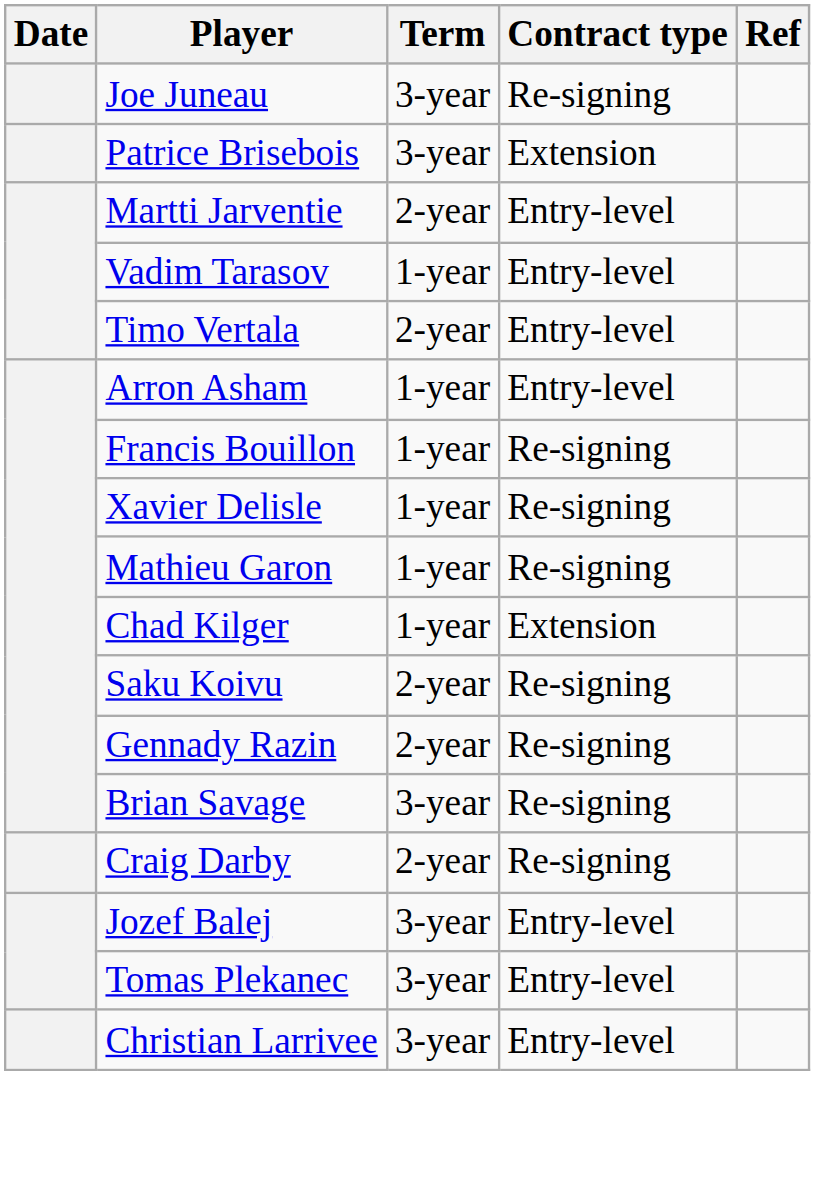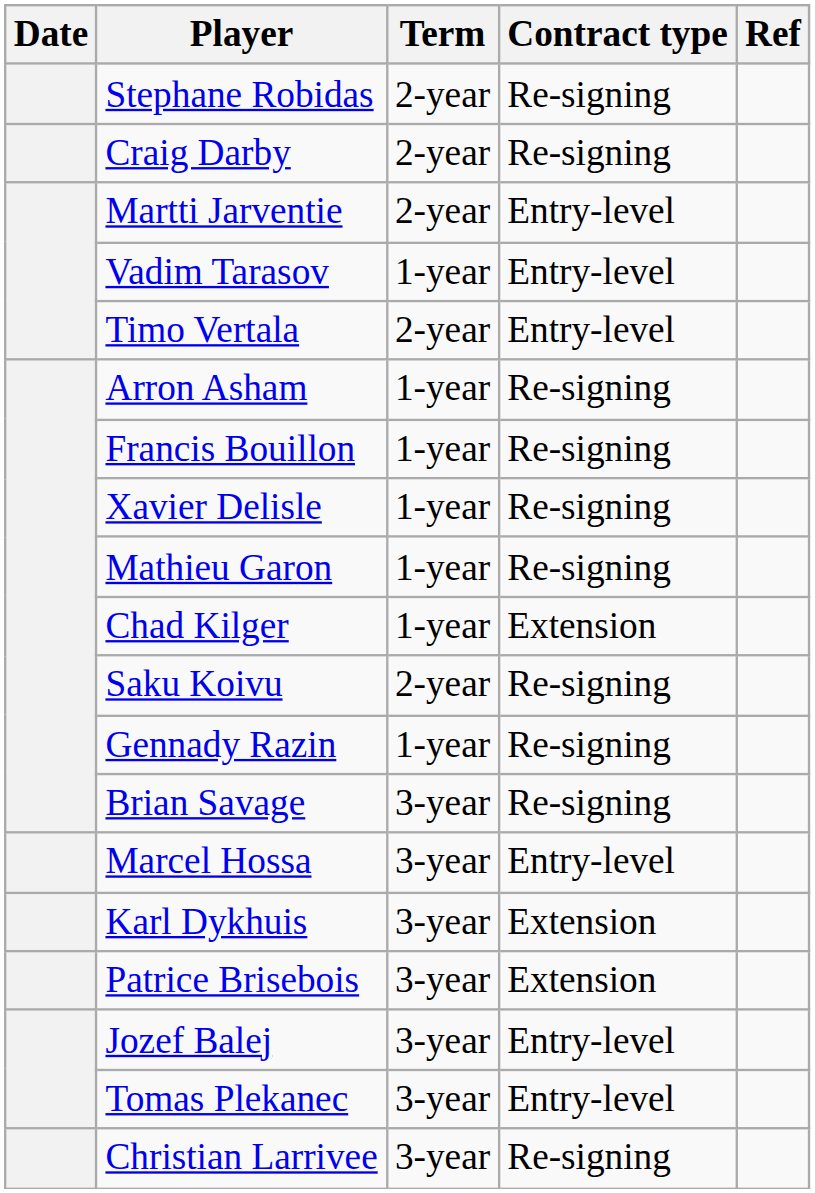- row: (187, 93)
+ row: (240, 93)
rows swapped: (198, 861) <-> (232, 152)
(591, 388) Entry-level -> (589, 388) Re-signing
(442, 743) 2-year -> (442, 743) 1-year
+ row: (208, 861)
+ row: (206, 920)
(591, 1039) Entry-level -> (589, 1157) Re-signing
